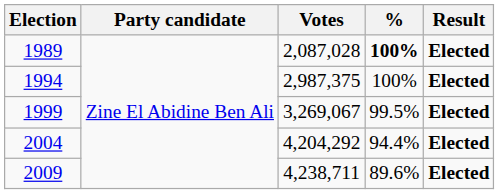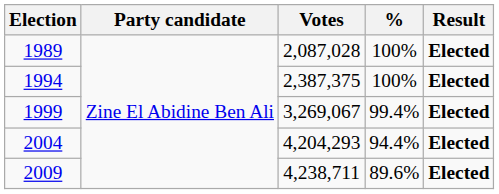(394, 50) bold -> (394, 50) normal
(322, 81) 2,987,375 -> (322, 81) 2,387,375
(394, 111) 99.5% -> (394, 111) 99.4%
(322, 142) 4,204,292 -> (322, 142) 4,204,293
